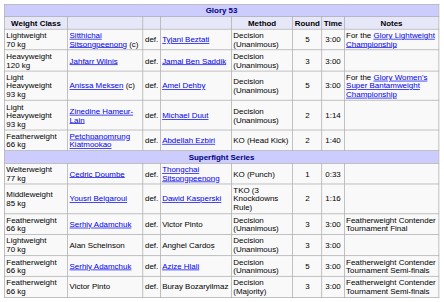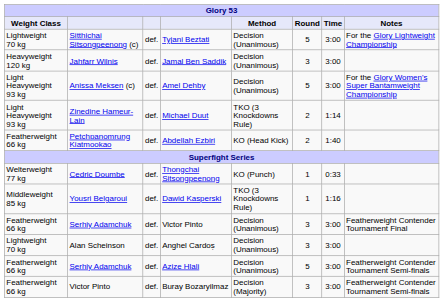(256, 115) Decision (Unanimous) -> (256, 115) TKO (3 Knockdowns Rule)
(307, 199) 2 -> (307, 199) 1
